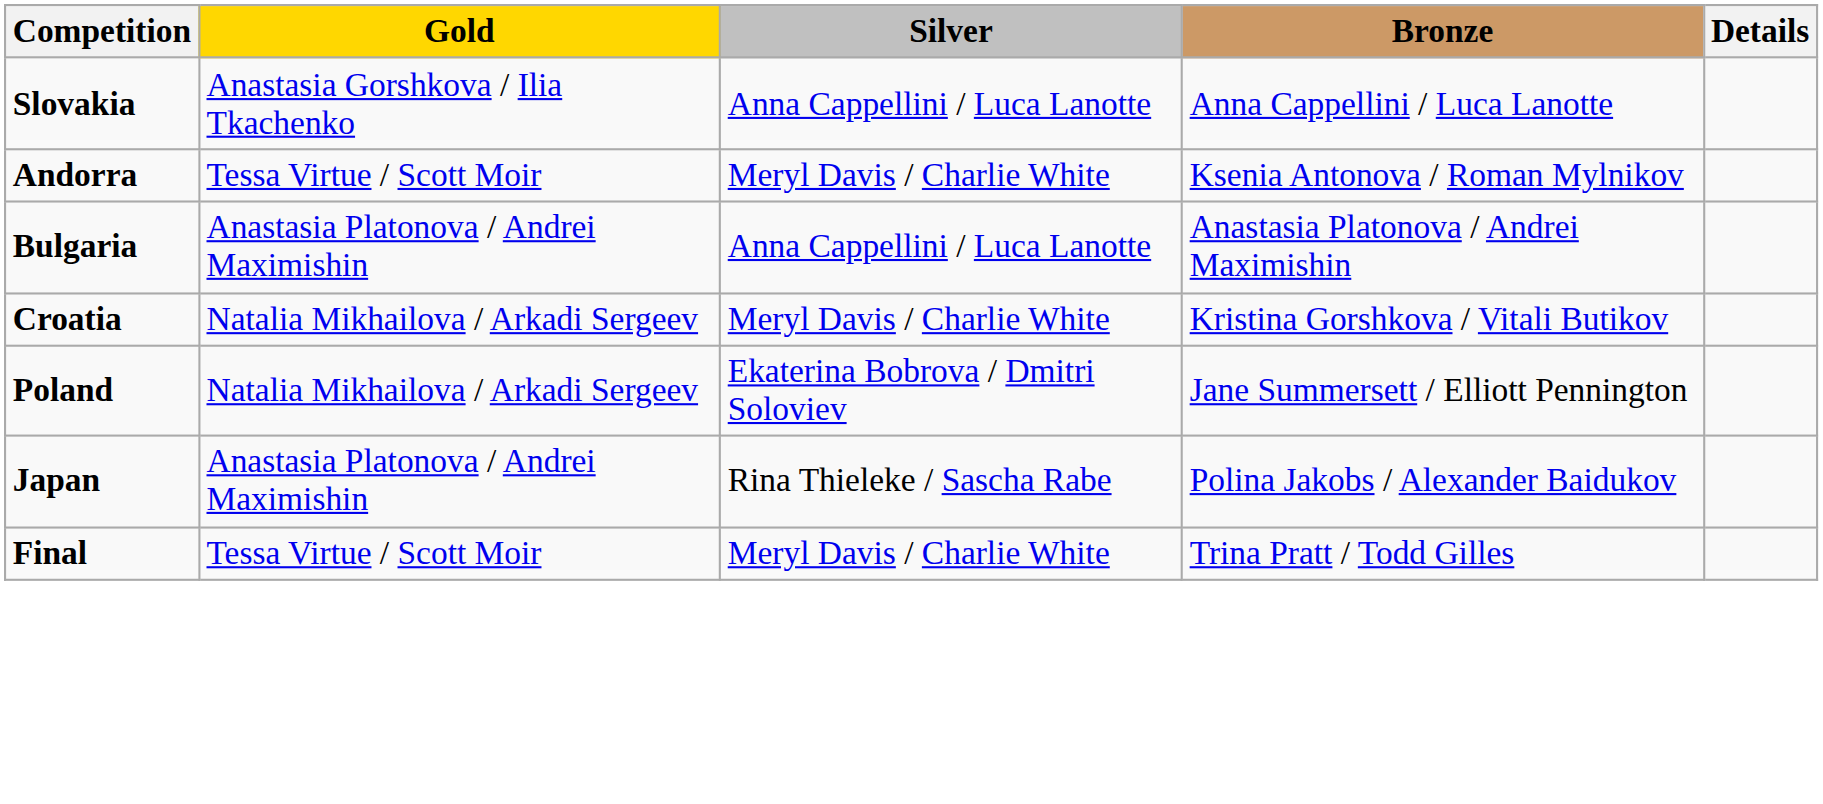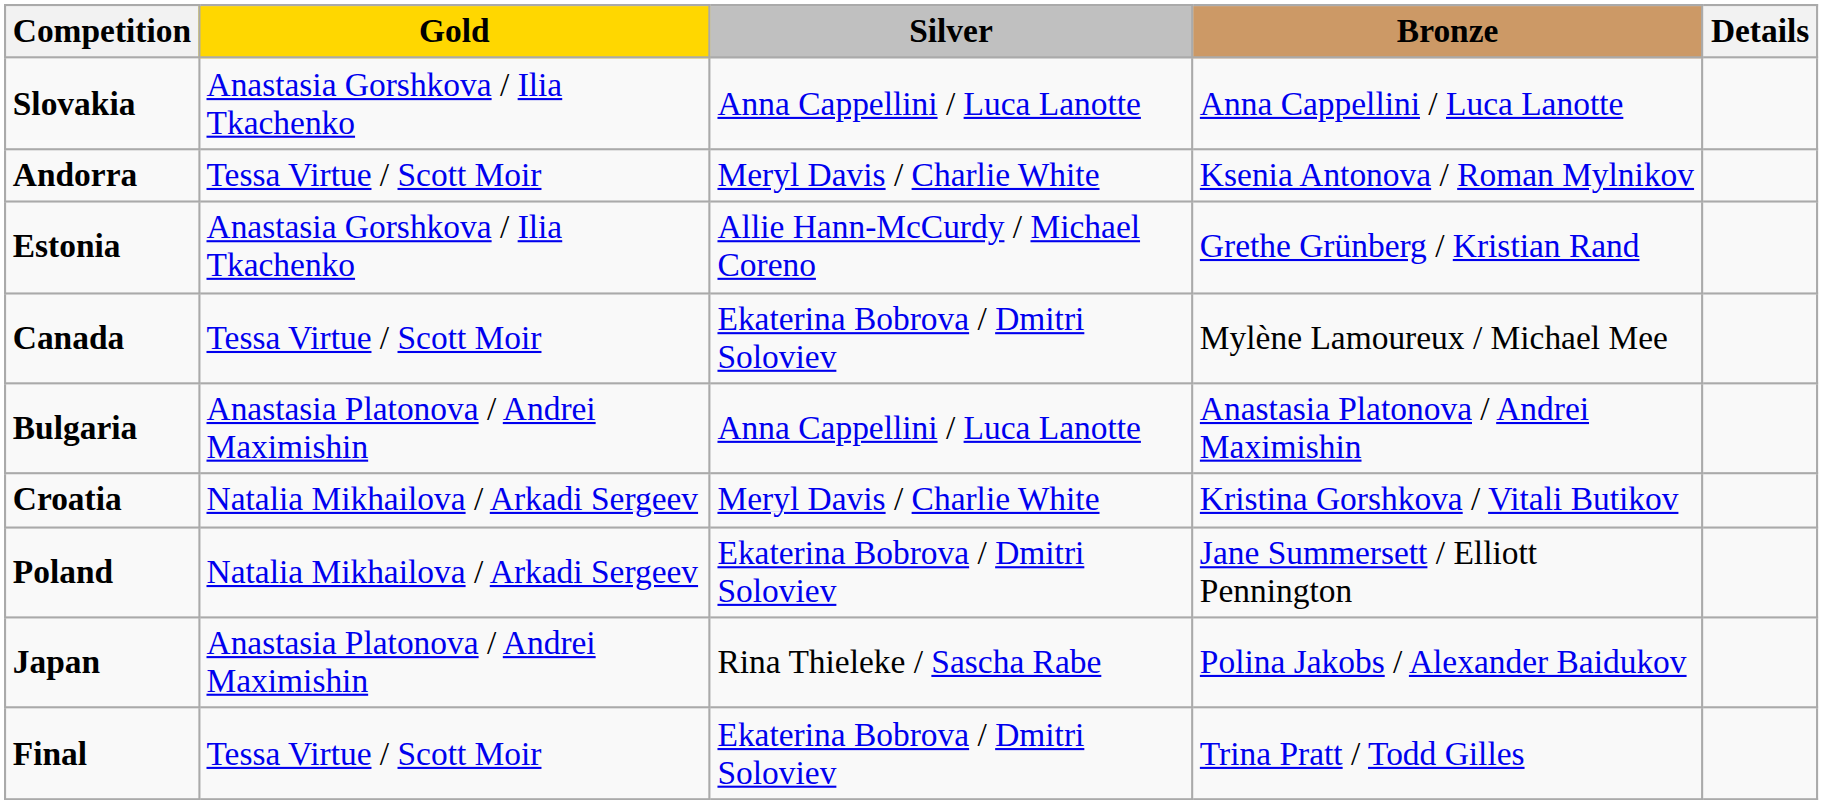+ row: (67, 246)
+ row: (69, 337)
(919, 552) Meryl Davis / Charlie White -> (901, 752) Ekaterina Bobrova / Dmitri Soloviev
